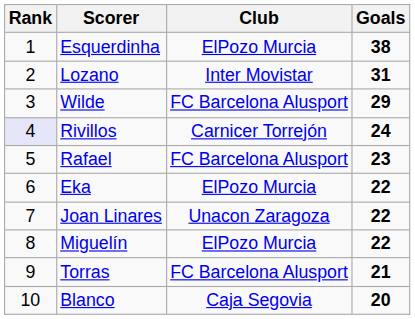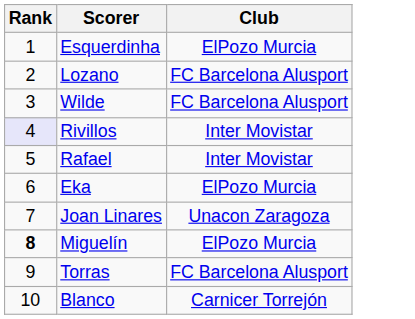- column: (381, 18)
(259, 74) Inter Movistar -> (259, 74) FC Barcelona Alusport
(259, 131) Carnicer Torrejón -> (259, 131) Inter Movistar
(259, 159) FC Barcelona Alusport -> (259, 159) Inter Movistar
(30, 243) normal -> (30, 243) bold
(259, 300) Caja Segovia -> (259, 300) Carnicer Torrejón
